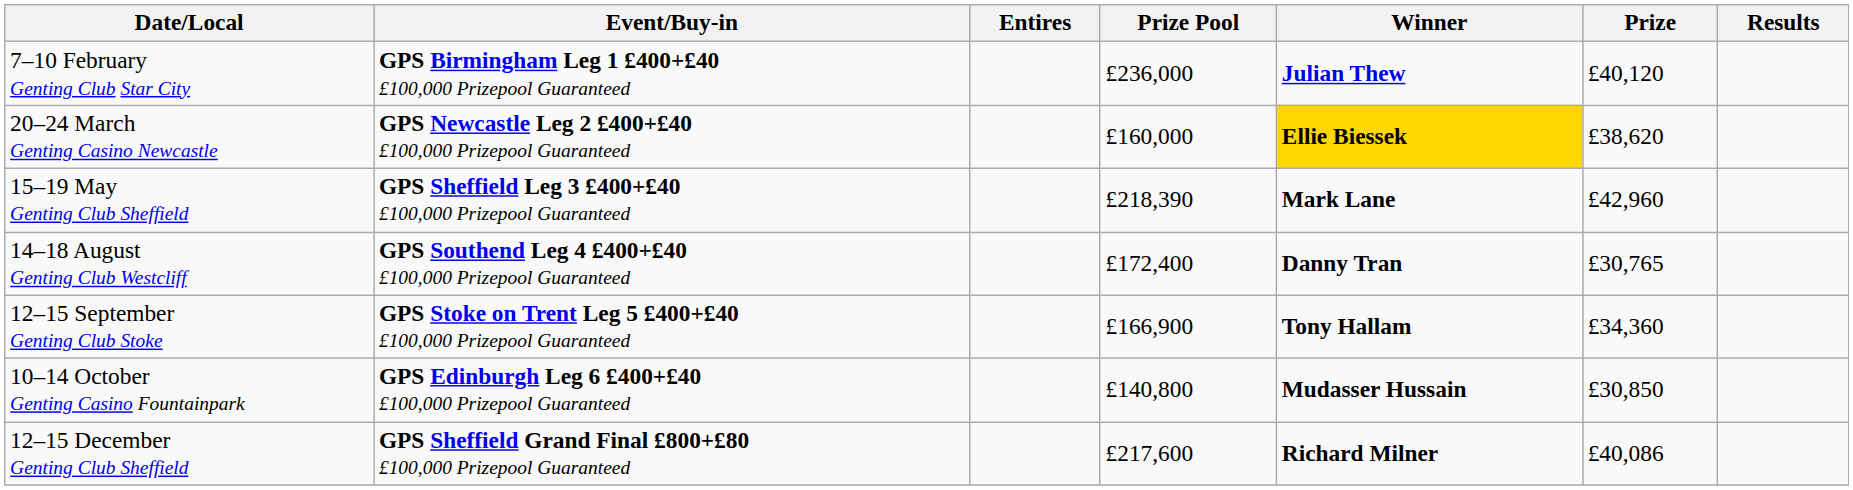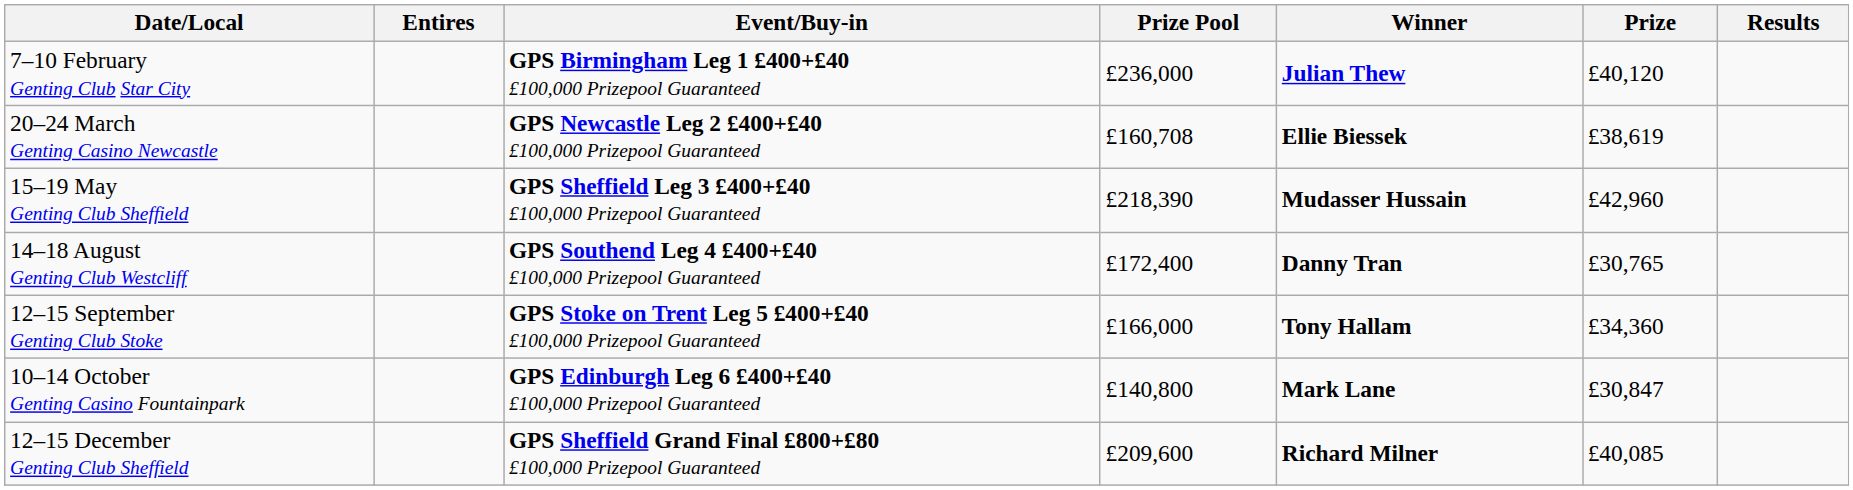columns swapped: (672, 23) <-> (1035, 23)
(1149, 136) £160,000 -> (1149, 136) £160,708
(1344, 136) gold background -> (1344, 136) no background
(1626, 136) £38,620 -> (1626, 136) £38,619
(1339, 199) Mark Lane -> (1374, 199) Mudasser Hussain
(1149, 326) £166,900 -> (1149, 326) £166,000
(1374, 389) Mudasser Hussain -> (1339, 389) Mark Lane
(1626, 389) £30,850 -> (1626, 389) £30,847
(1149, 453) £217,600 -> (1149, 453) £209,600
(1626, 453) £40,086 -> (1626, 453) £40,085
